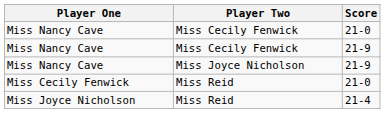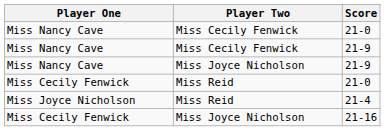+ row: (68, 117)
